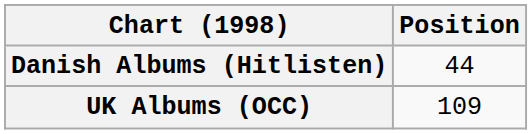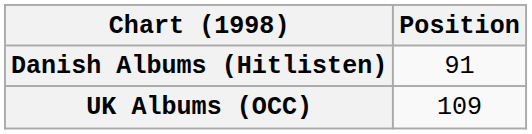(460, 66) 44 -> (460, 66) 91
